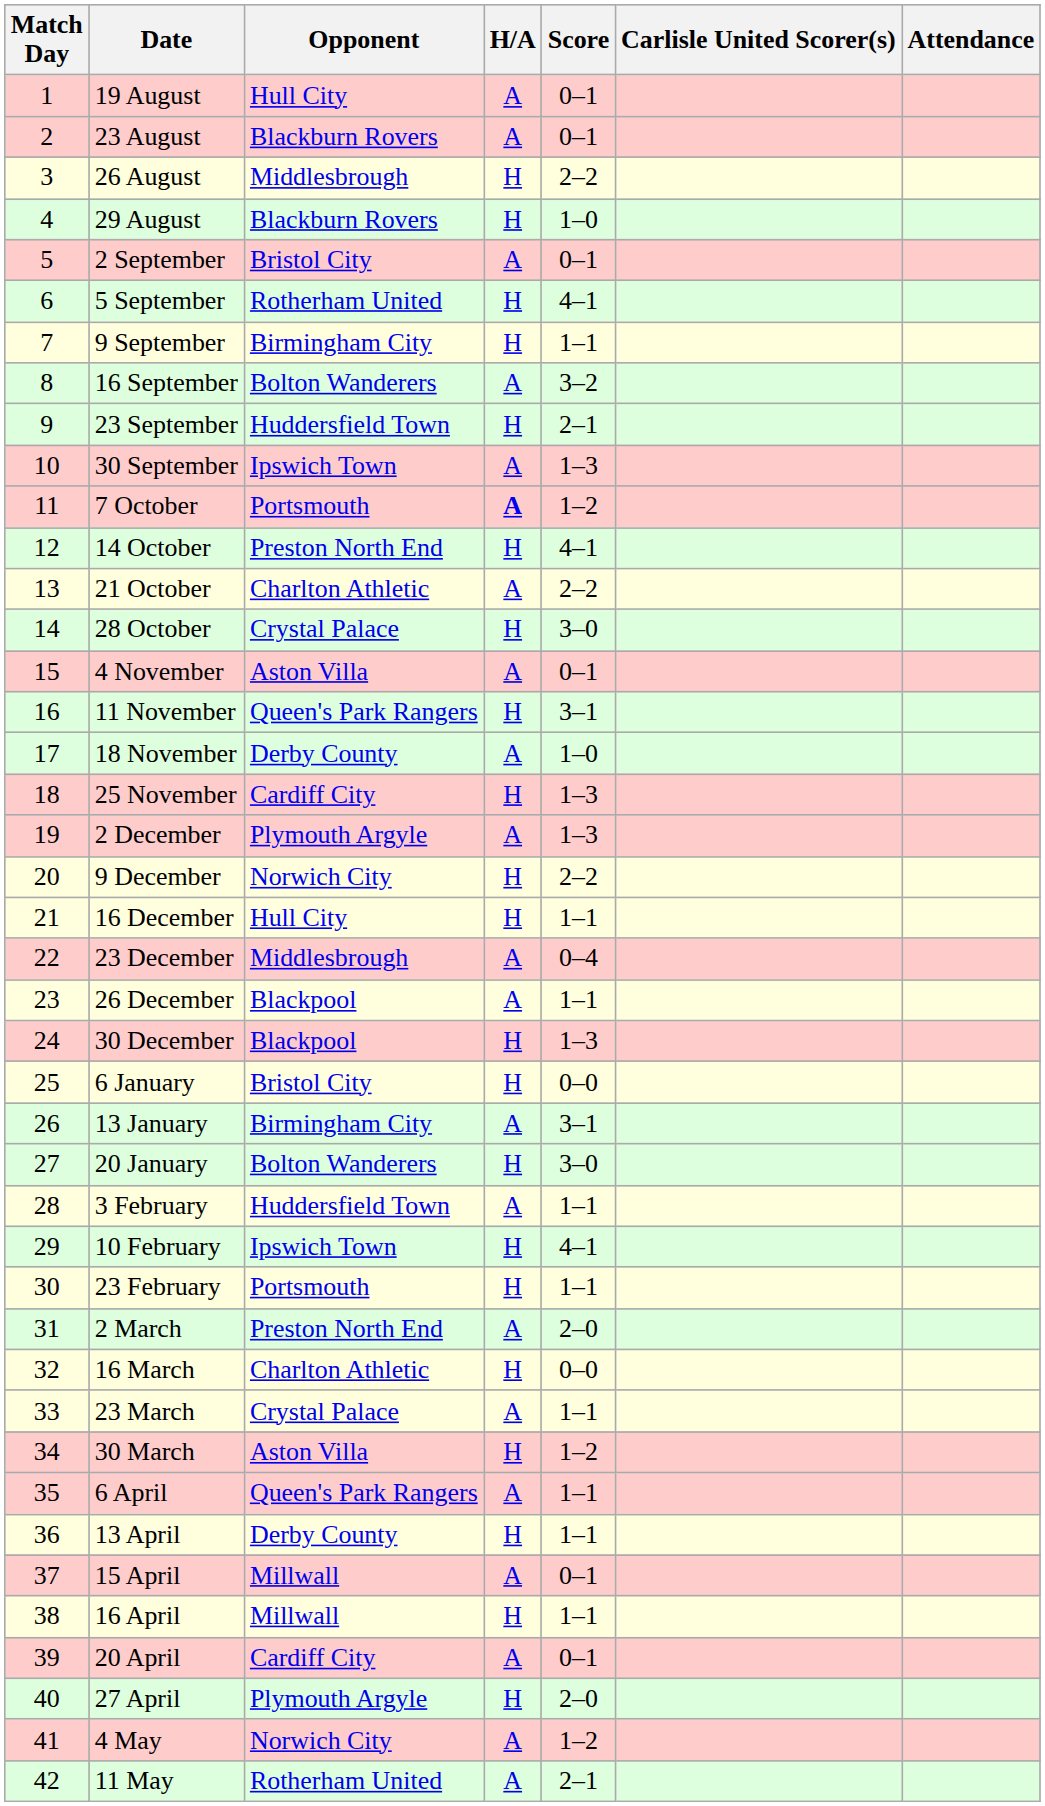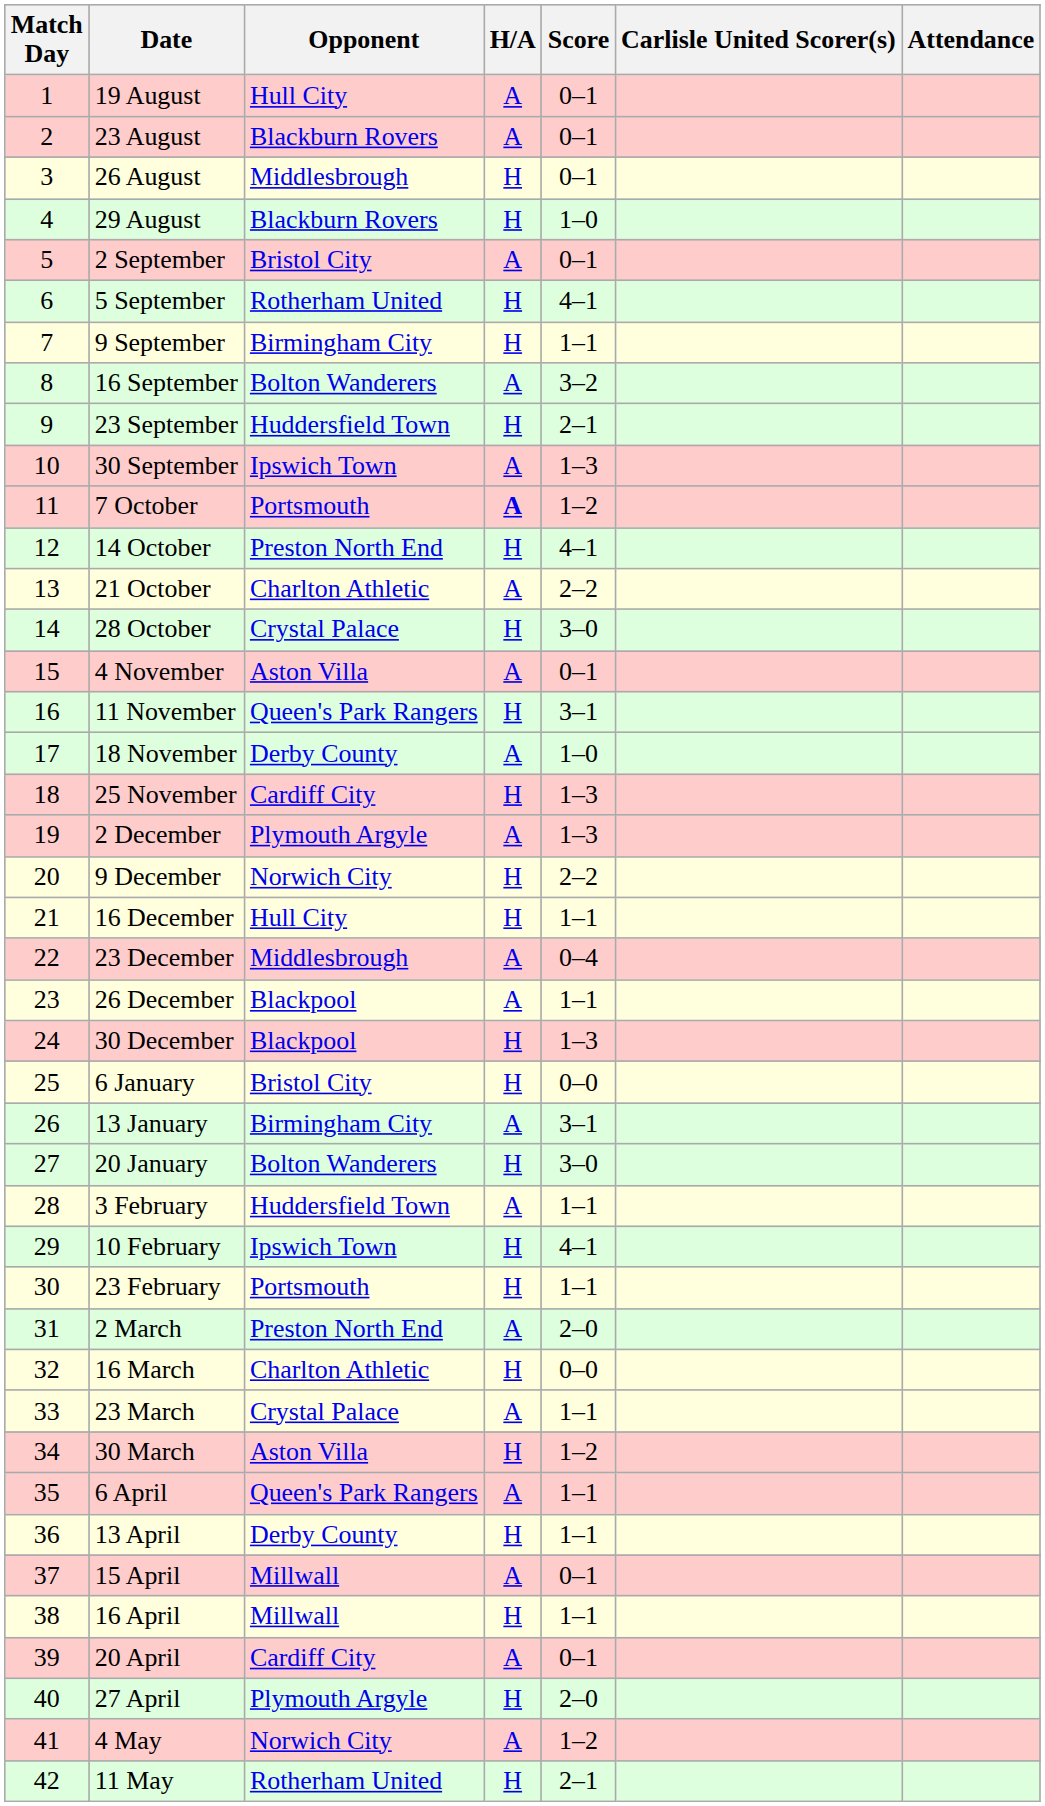(578, 177) 2–2 -> (578, 177) 0–1
(513, 1780) A -> (513, 1780) H
